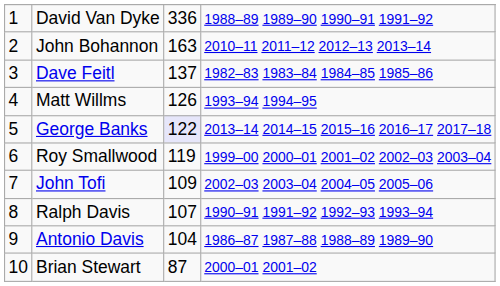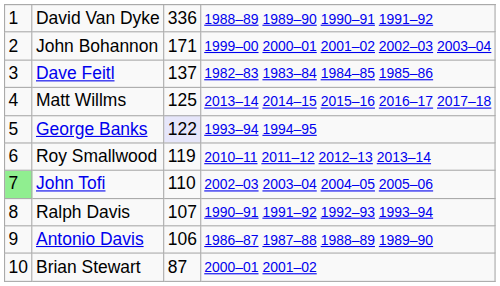(182, 45) 163 -> (182, 45) 171
(318, 46) 2010–11 2011–12 2012–13 2013–14 -> (348, 46) 1999–00 2000–01 2001–02 2002–03 2003–04
(182, 101) 126 -> (182, 101) 125
(260, 101) 1993–94 1994–95 -> (348, 101) 2013–14 2014–15 2015–16 2016–17 2017–18
(348, 129) 2013–14 2014–15 2015–16 2016–17 2017–18 -> (260, 129) 1993–94 1994–95
(348, 157) 1999–00 2000–01 2001–02 2002–03 2003–04 -> (318, 157) 2010–11 2011–12 2012–13 2013–14
(13, 184) no background -> (13, 184) lightgreen background
(182, 184) 109 -> (182, 184) 110
(182, 239) 104 -> (182, 239) 106
